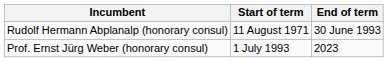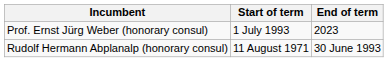rows swapped: (117, 30) <-> (107, 48)
